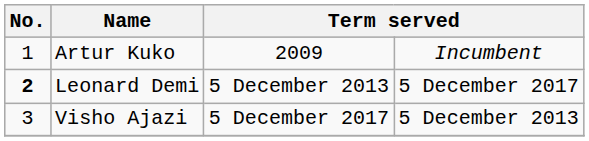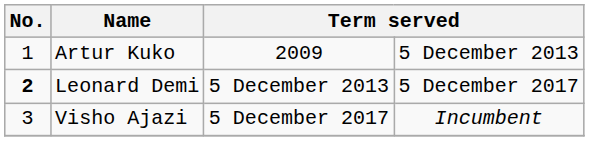(489, 54) Incumbent -> (489, 54) 5 December 2013
(489, 119) 5 December 2013 -> (489, 119) Incumbent
